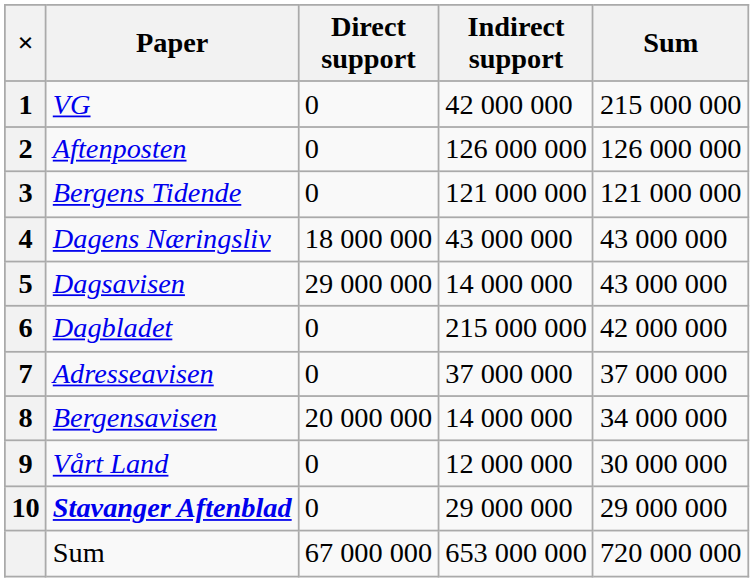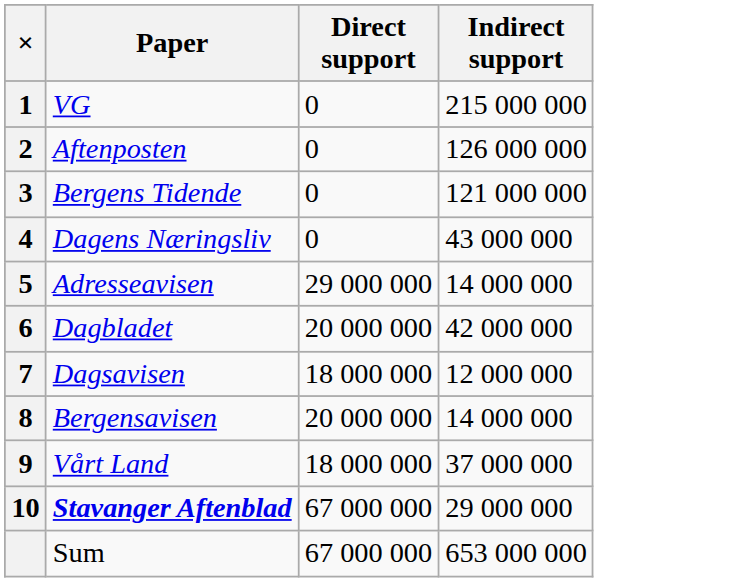- column: (671, 42)
(509, 103) 42 000 000 -> (516, 103) 215 000 000
(368, 238) 18 000 000 -> (312, 238) 0
(119, 283) Dagsavisen -> (133, 283) Adresseavisen
(312, 328) 0 -> (368, 328) 20 000 000
(516, 328) 215 000 000 -> (509, 328) 42 000 000
(133, 373) Adresseavisen -> (119, 373) Dagsavisen
(312, 373) 0 -> (368, 373) 18 000 000
(509, 373) 37 000 000 -> (509, 373) 12 000 000
(312, 463) 0 -> (368, 463) 18 000 000
(509, 463) 12 000 000 -> (509, 463) 37 000 000
(312, 507) 0 -> (368, 507) 67 000 000
